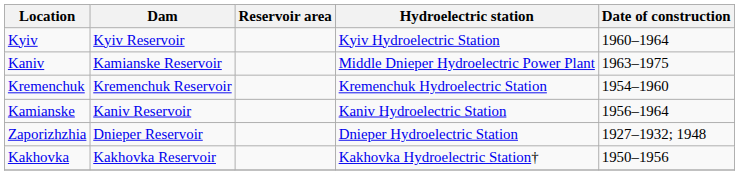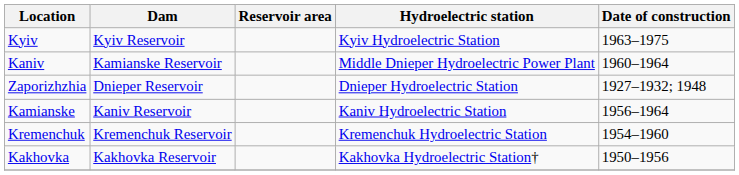(635, 39) 1960–1964 -> (635, 39) 1963–1975
(635, 63) 1963–1975 -> (635, 63) 1960–1964
rows swapped: (46, 87) <-> (47, 134)
